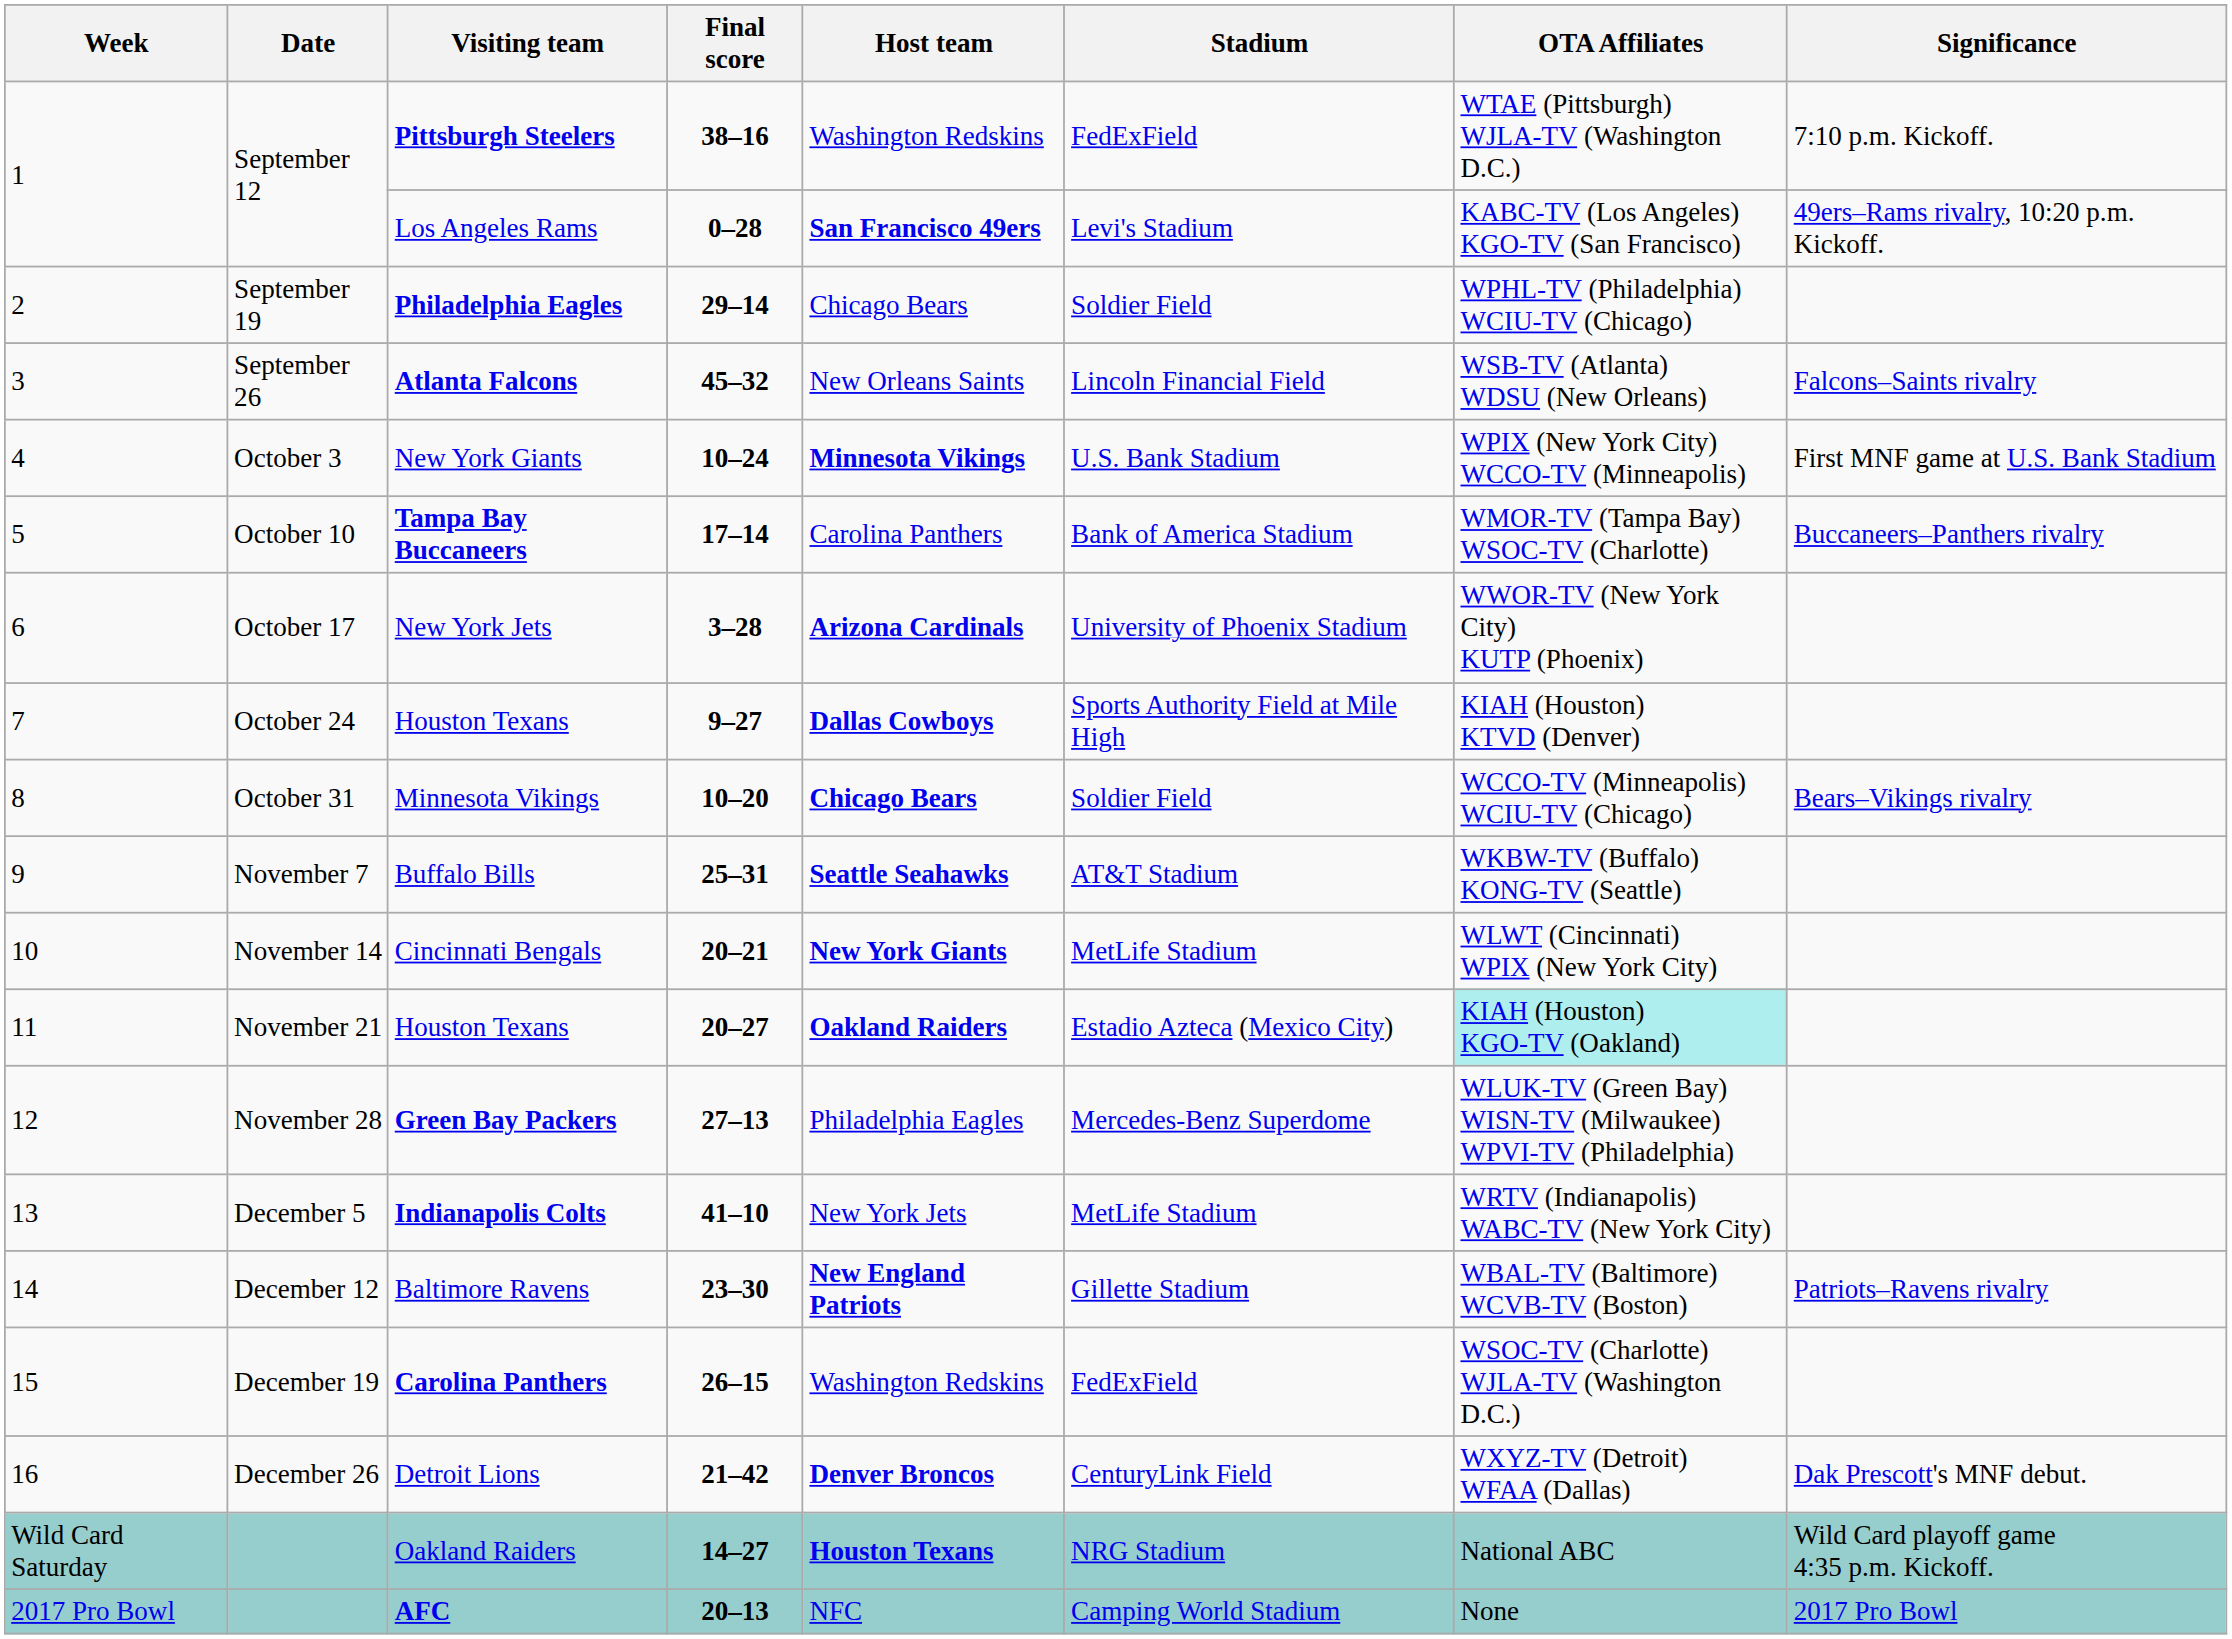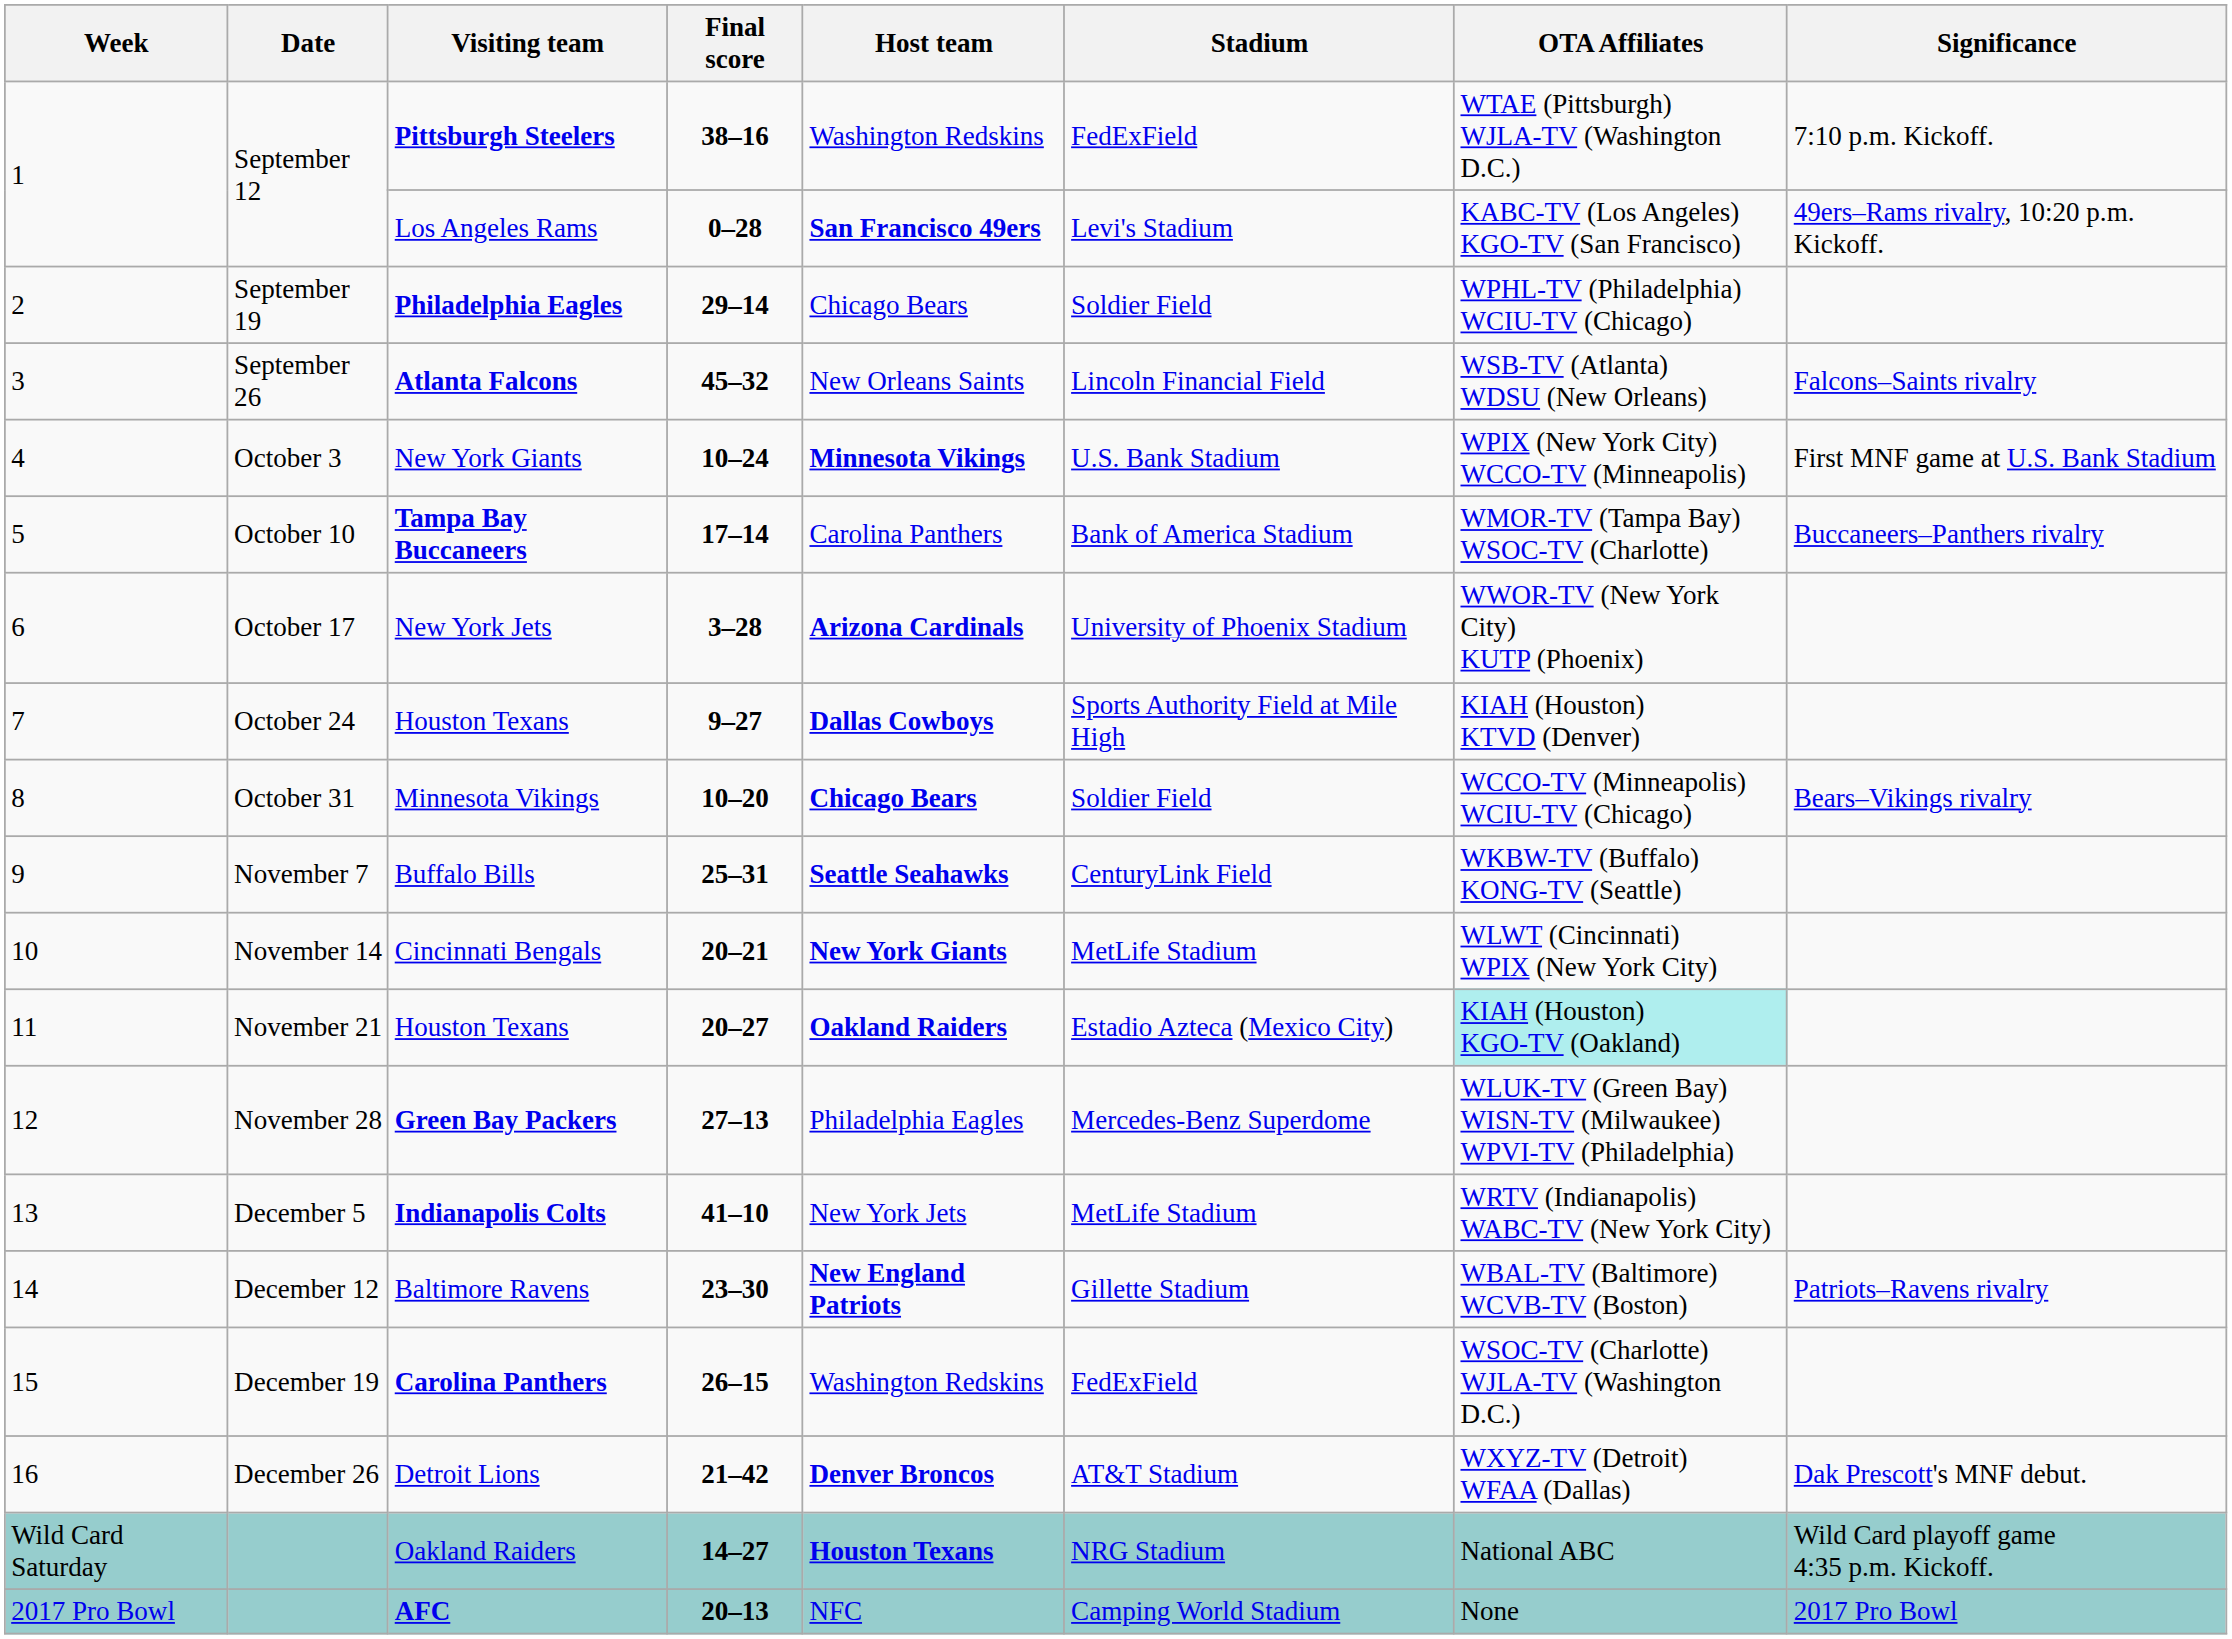(1155, 873) AT&T Stadium -> (1171, 873) CenturyLink Field
(1171, 1474) CenturyLink Field -> (1155, 1474) AT&T Stadium
